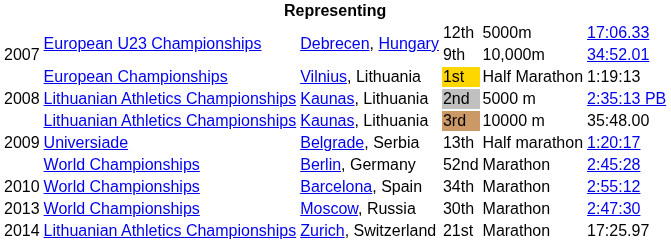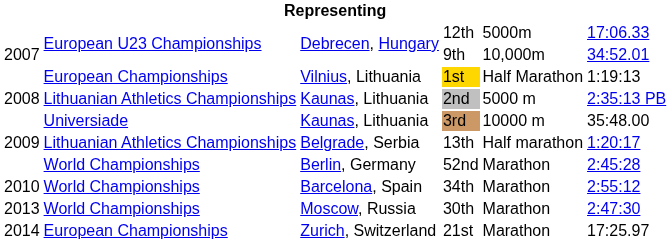(170, 120) Lithuanian Athletics Championships -> (86, 120) Universiade
(86, 142) Universiade -> (170, 142) Lithuanian Athletics Championships
(170, 230) Lithuanian Athletics Championships -> (136, 230) European Championships
